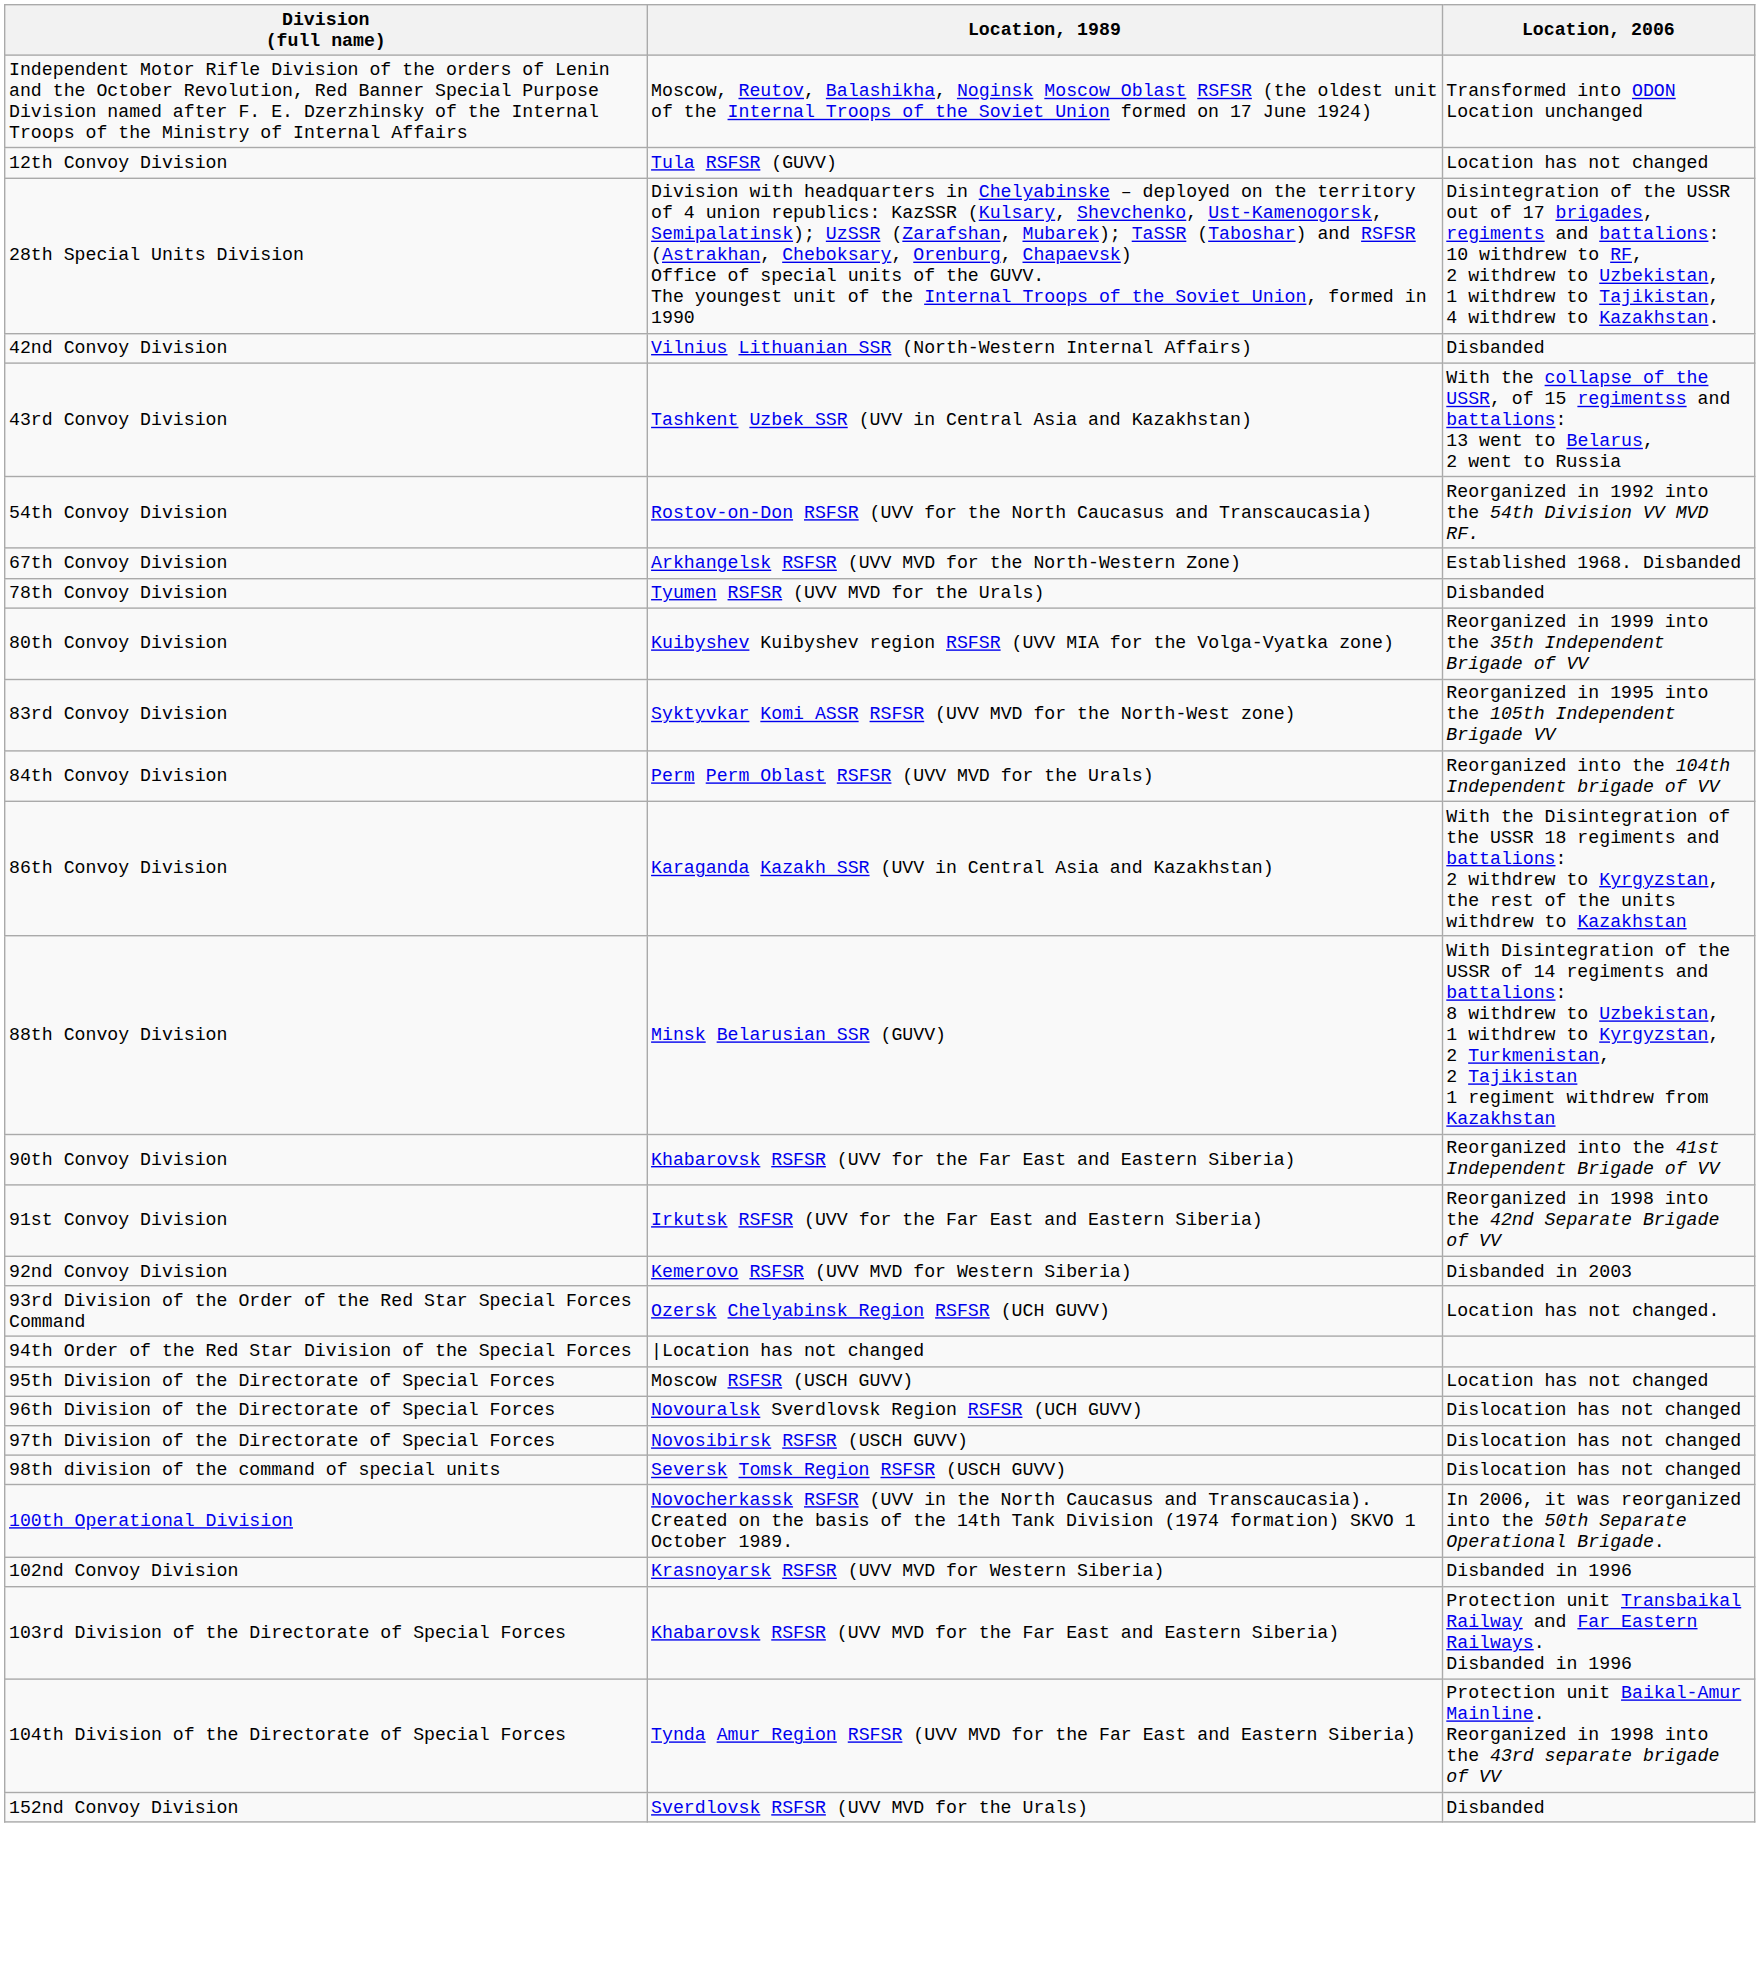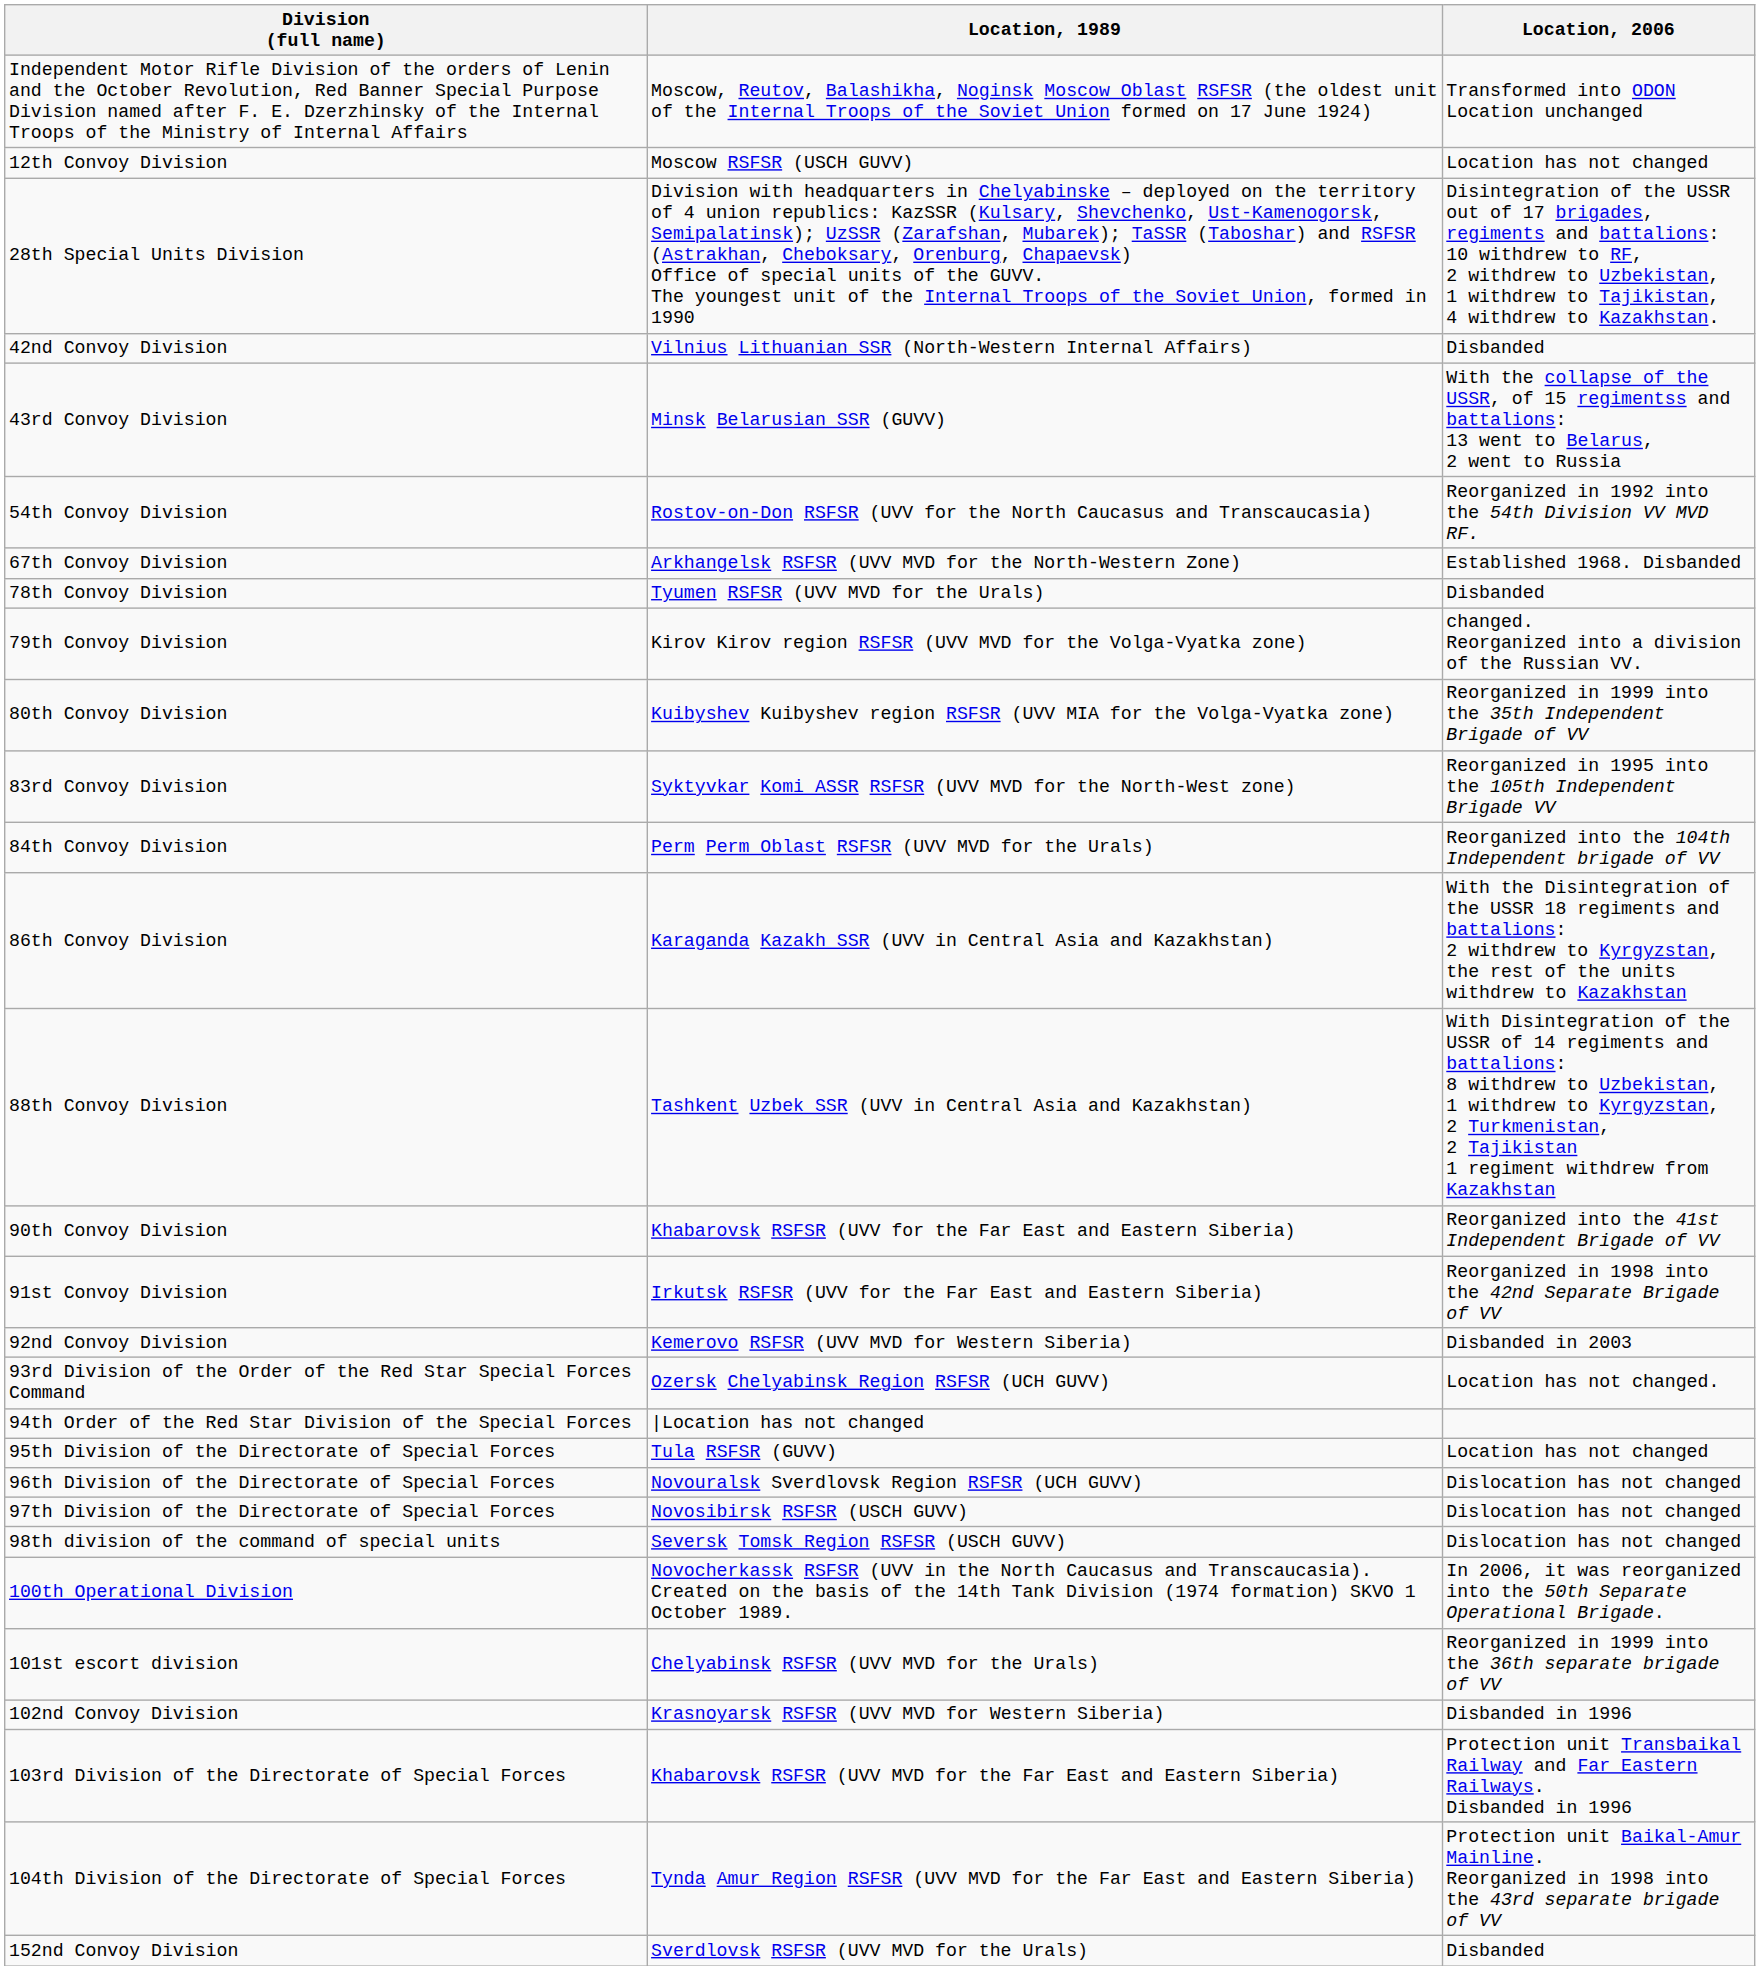(744, 163) Tula RSFSR (GUVV) -> (782, 163) Moscow RSFSR (USCH GUVV)
(951, 420) Tashkent Uzbek SSR (UVV in Central Asia and Kazakhstan) -> (799, 420) Minsk Belarusian SSR (GUVV)
+ row: (118, 643)
(799, 1035) Minsk Belarusian SSR (GUVV) -> (951, 1107) Tashkent Uzbek SSR (UVV in Central Asia and Kazakhstan)
(782, 1381) Moscow RSFSR (USCH GUVV) -> (744, 1453) Tula RSFSR (GUVV)
+ row: (124, 1664)
